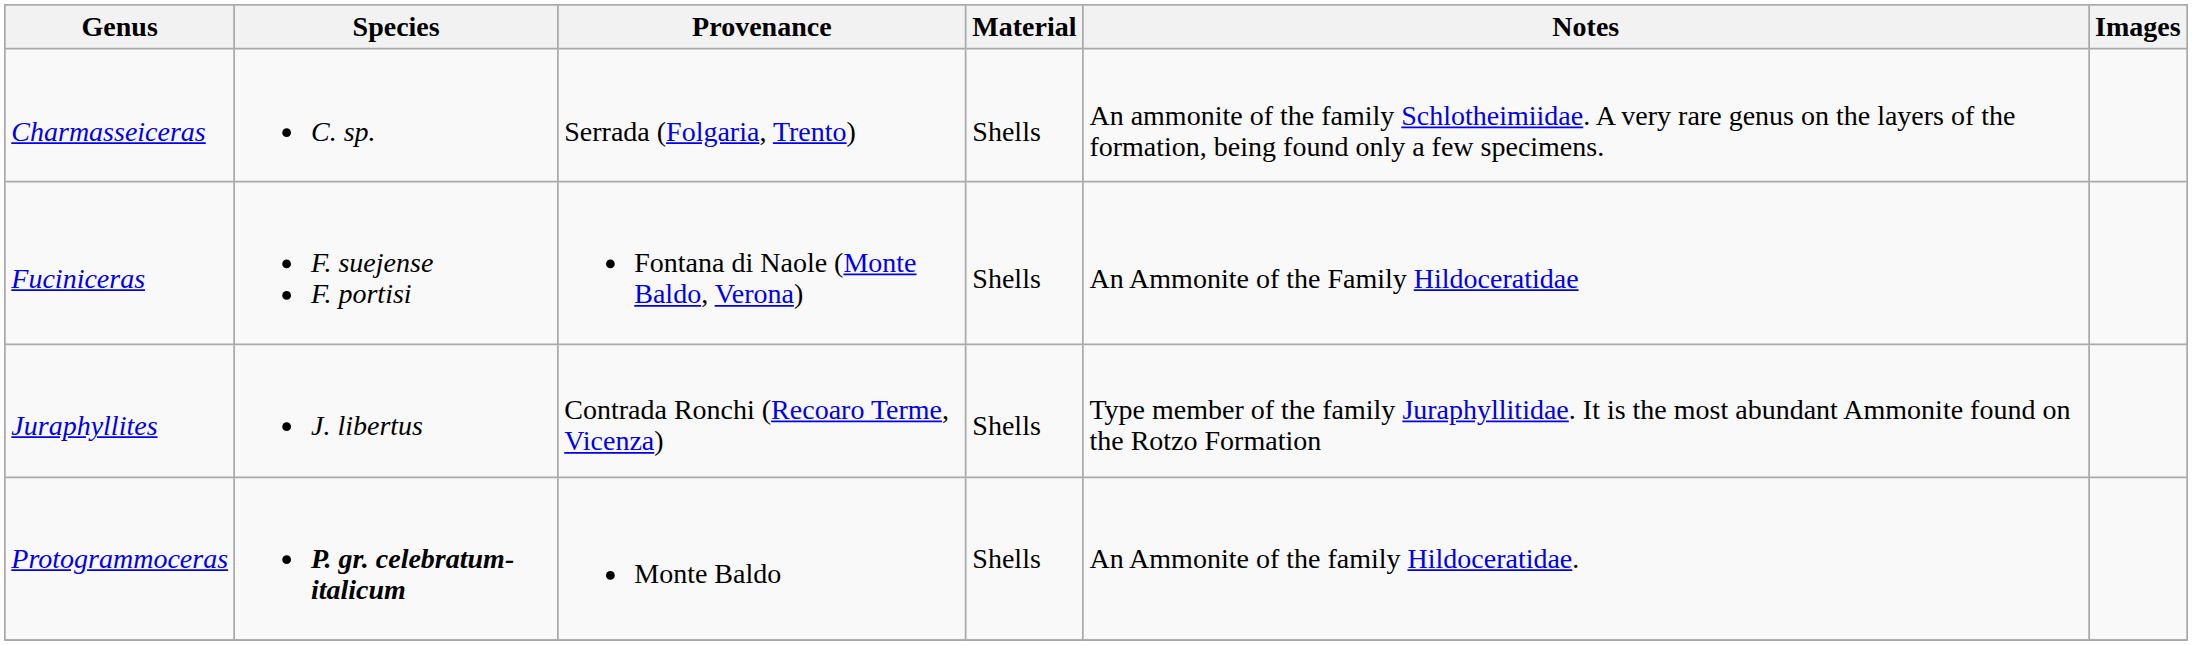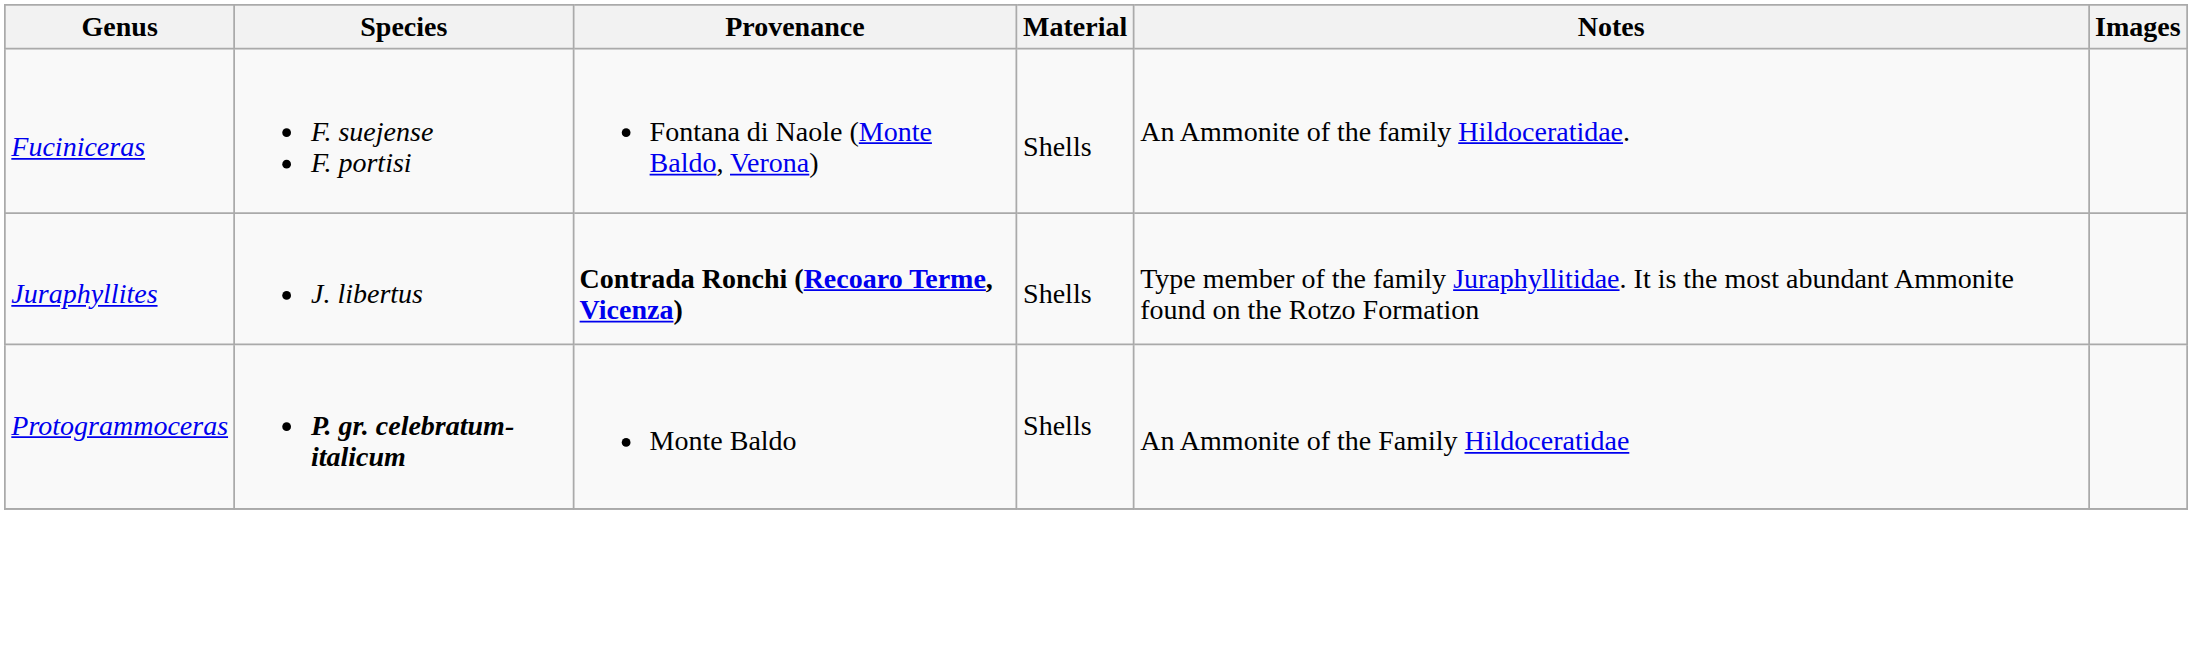- row: (109, 130)
(1334, 278) An Ammonite of the Family Hildoceratidae -> (1385, 130) An Ammonite of the family Hildoceratidae.
(757, 425) normal -> (786, 294) bold
(1334, 557) An Ammonite of the family Hildoceratidae. -> (1385, 441) An Ammonite of the Family Hildoceratidae
